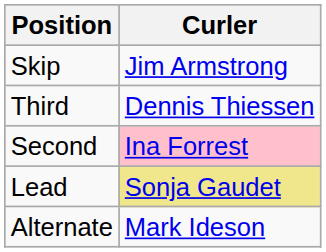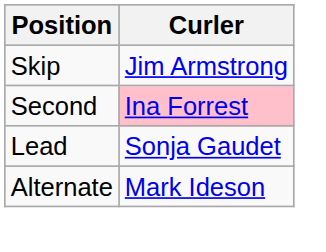- row: (40, 106)
(203, 187) khaki background -> (203, 147) no background
